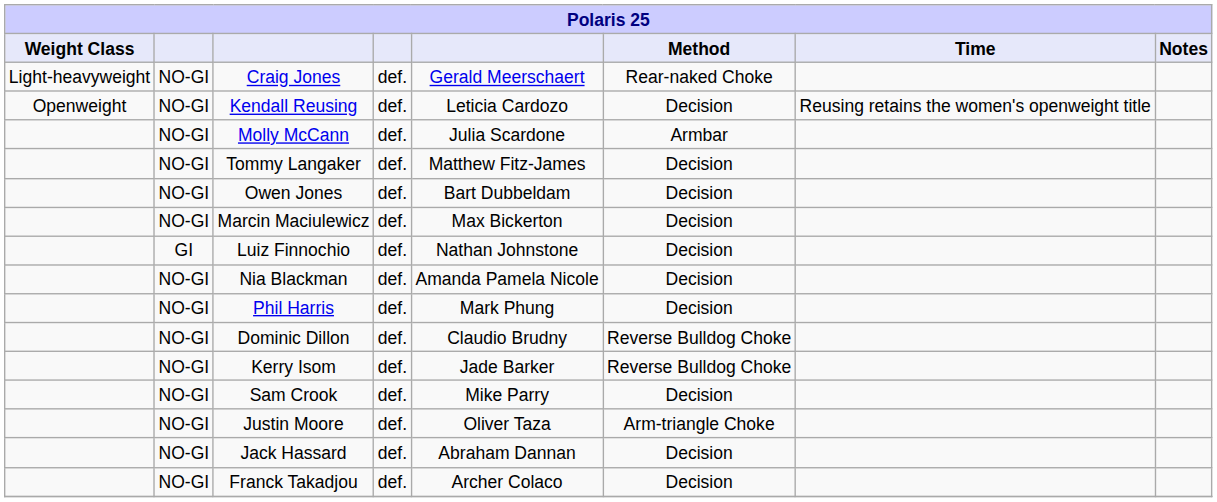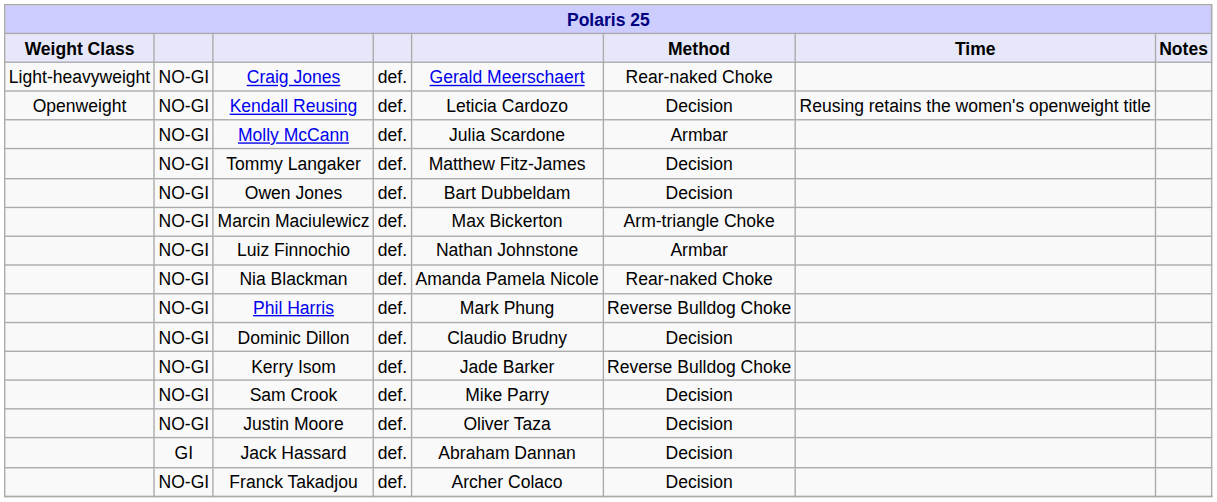(699, 221) Decision -> (699, 221) Arm-triangle Choke
(184, 250) GI -> (184, 250) NO-GI
(699, 250) Decision -> (699, 250) Armbar
(699, 279) Decision -> (699, 279) Rear-naked Choke
(699, 308) Decision -> (699, 308) Reverse Bulldog Choke
(699, 337) Reverse Bulldog Choke -> (699, 337) Decision
(699, 424) Arm-triangle Choke -> (699, 424) Decision
(184, 452) NO-GI -> (184, 452) GI
